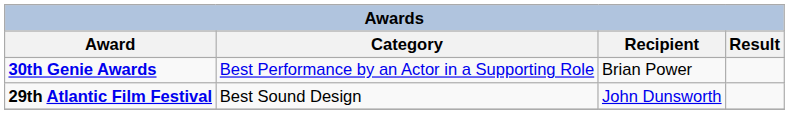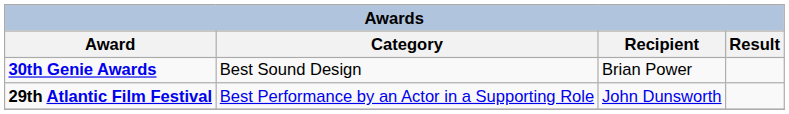(407, 70) Best Performance by an Actor in a Supporting Role -> (291, 70) Best Sound Design
(291, 97) Best Sound Design -> (407, 97) Best Performance by an Actor in a Supporting Role
